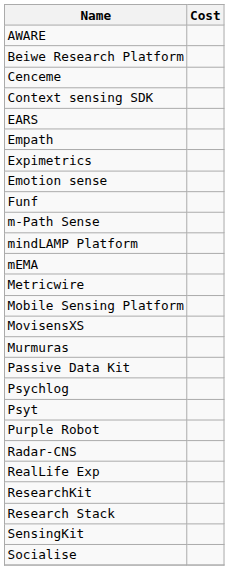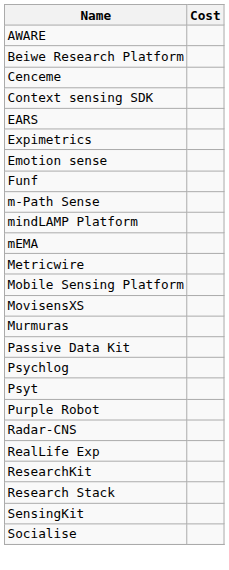- row: (31, 139)
